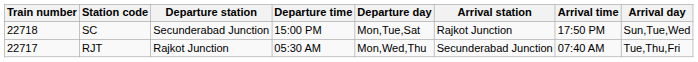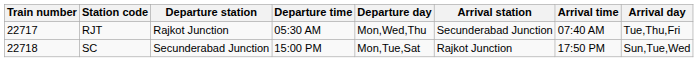rows swapped: (92, 48) <-> (90, 30)
